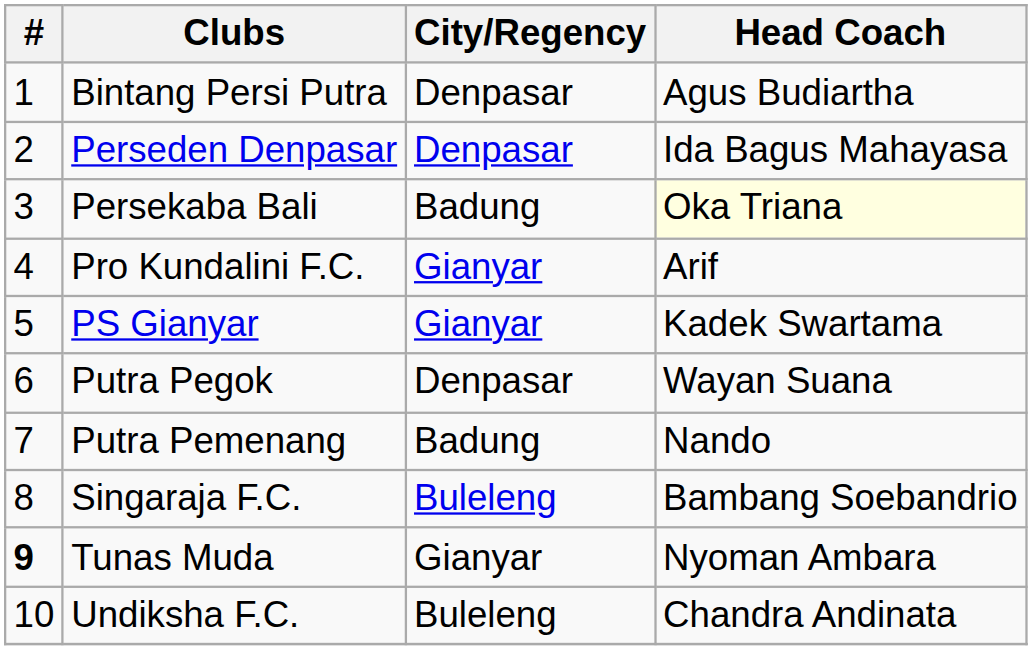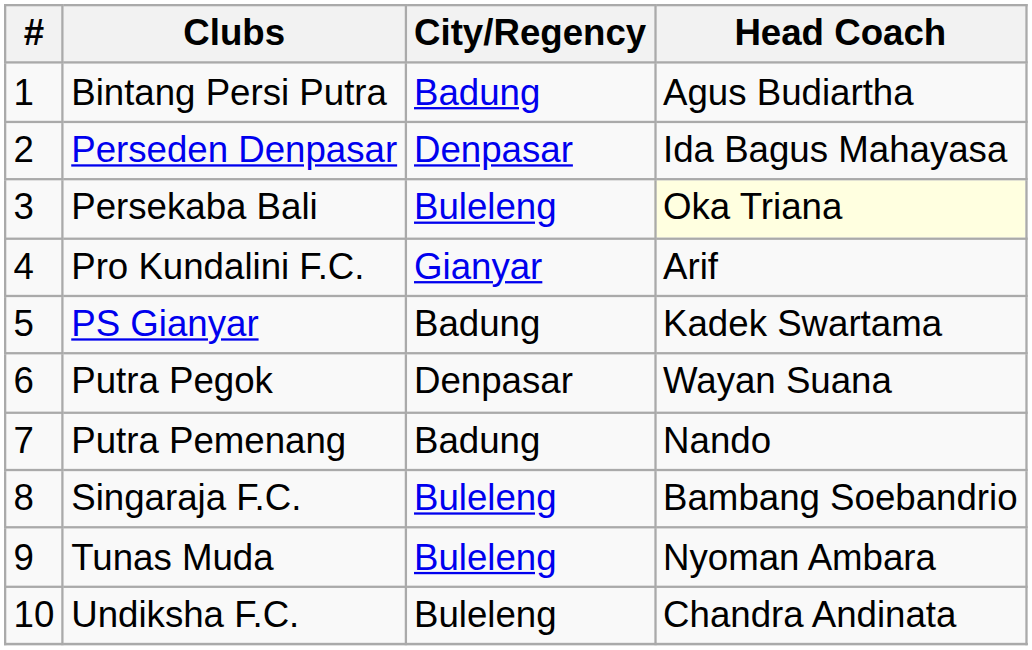(493, 91) Denpasar -> (477, 91) Badung
(477, 207) Badung -> (485, 207) Buleleng
(478, 324) Gianyar -> (477, 324) Badung
(24, 556) bold -> (24, 556) normal
(478, 556) Gianyar -> (485, 556) Buleleng
